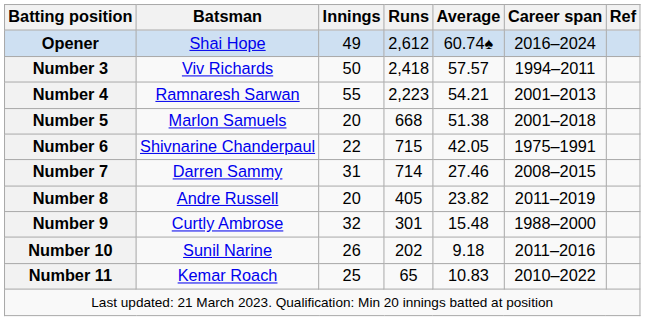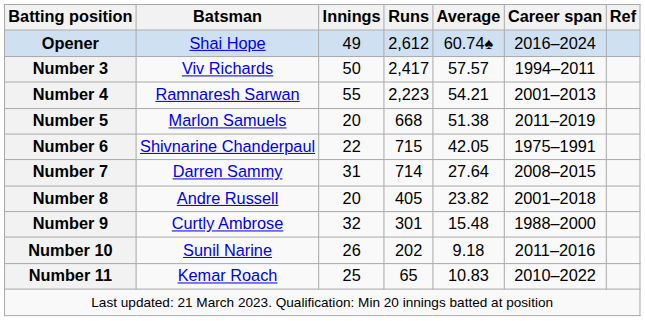(409, 69) 2,418 -> (409, 69) 2,417
(555, 120) 2001–2018 -> (555, 120) 2011–2019
(468, 172) 27.46 -> (468, 172) 27.64
(555, 198) 2011–2019 -> (555, 198) 2001–2018
